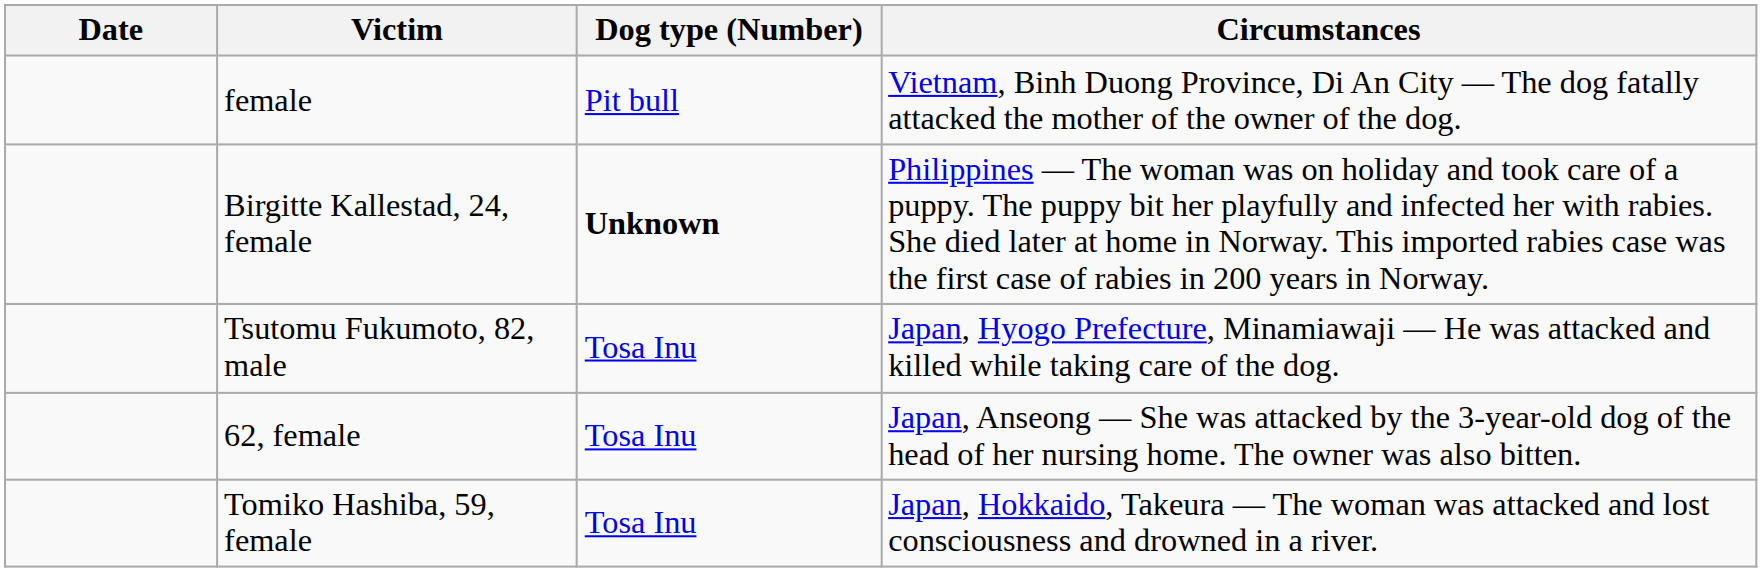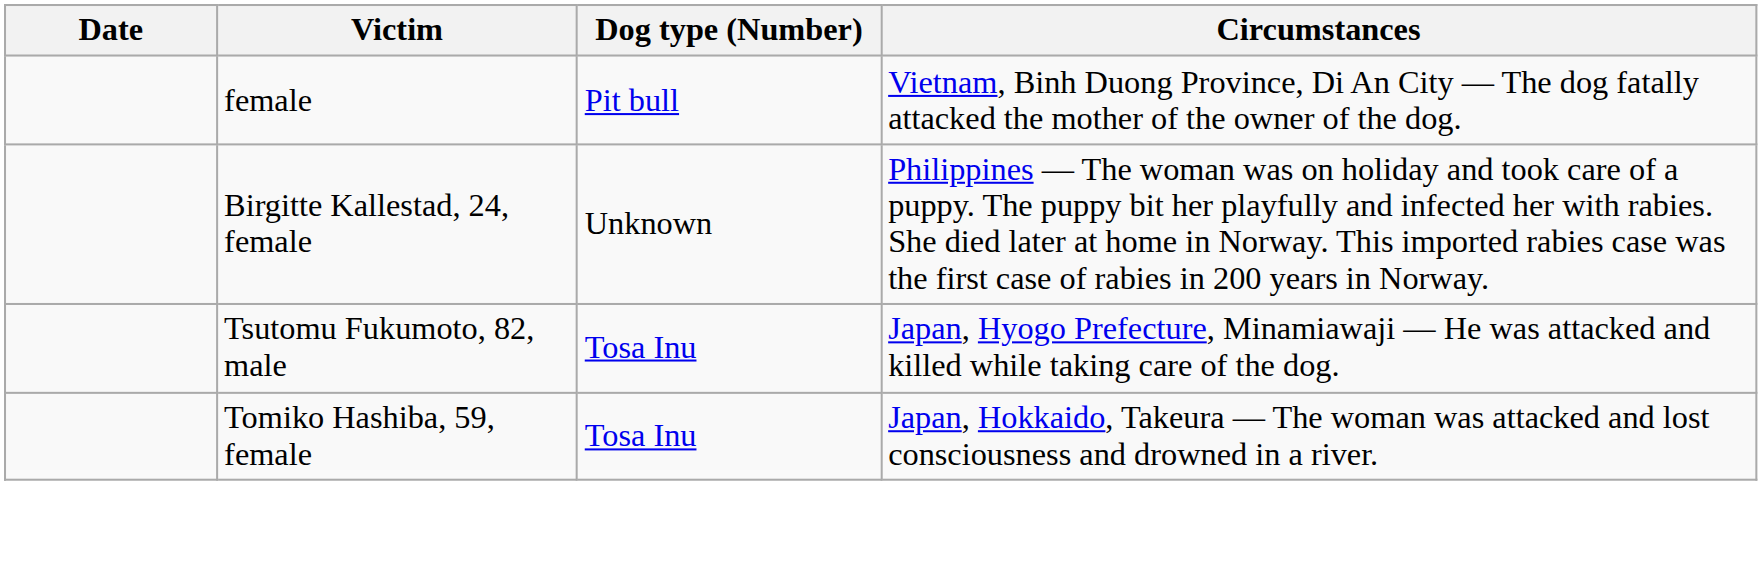(652, 223) bold -> (648, 223) normal
- row: (292, 435)
